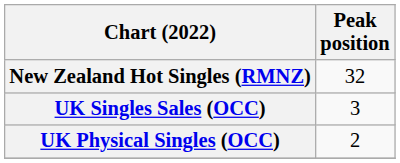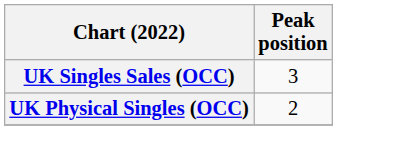- row: (160, 76)
